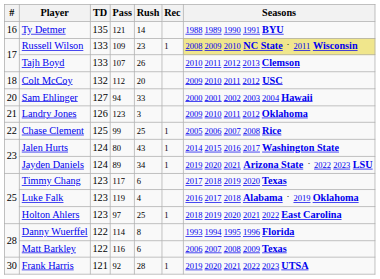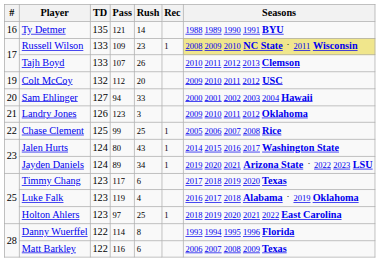(12, 80) 18 -> (12, 80) 19
- row: (48, 266)
